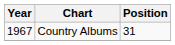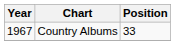(129, 31) 31 -> (129, 31) 33
